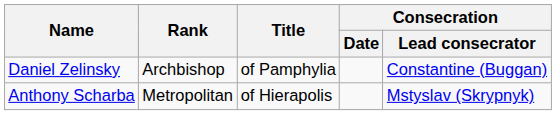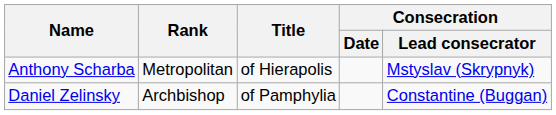rows swapped: (72, 95) <-> (64, 69)
